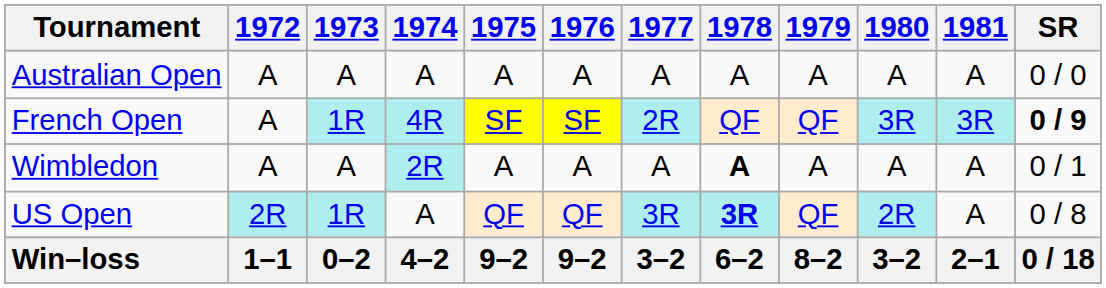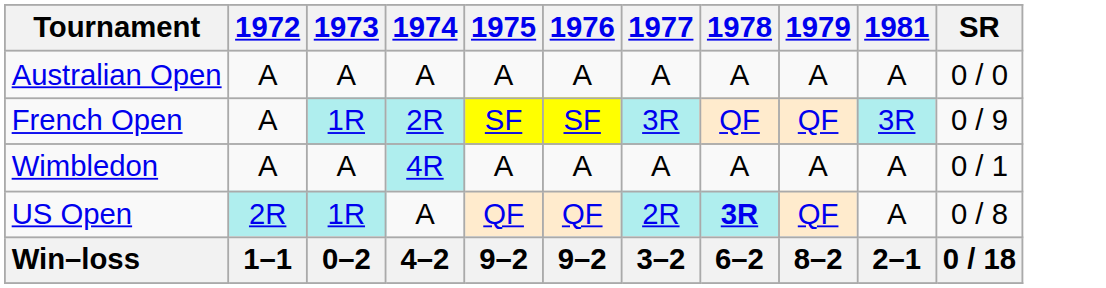- column: (897, 27)
(425, 120) 4R -> (425, 120) 2R
(661, 120) 2R -> (661, 120) 3R
(1058, 120) bold -> (979, 120) normal
(425, 167) 2R -> (425, 167) 4R
(739, 167) bold -> (739, 167) normal
(661, 213) 3R -> (661, 213) 2R
